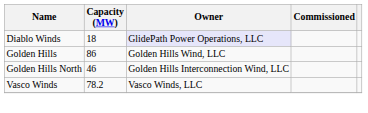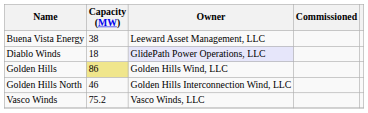+ row: (45, 38)
(91, 54) no background -> (94, 69) khaki background
(95, 85) 78.2 -> (97, 100) 75.2
